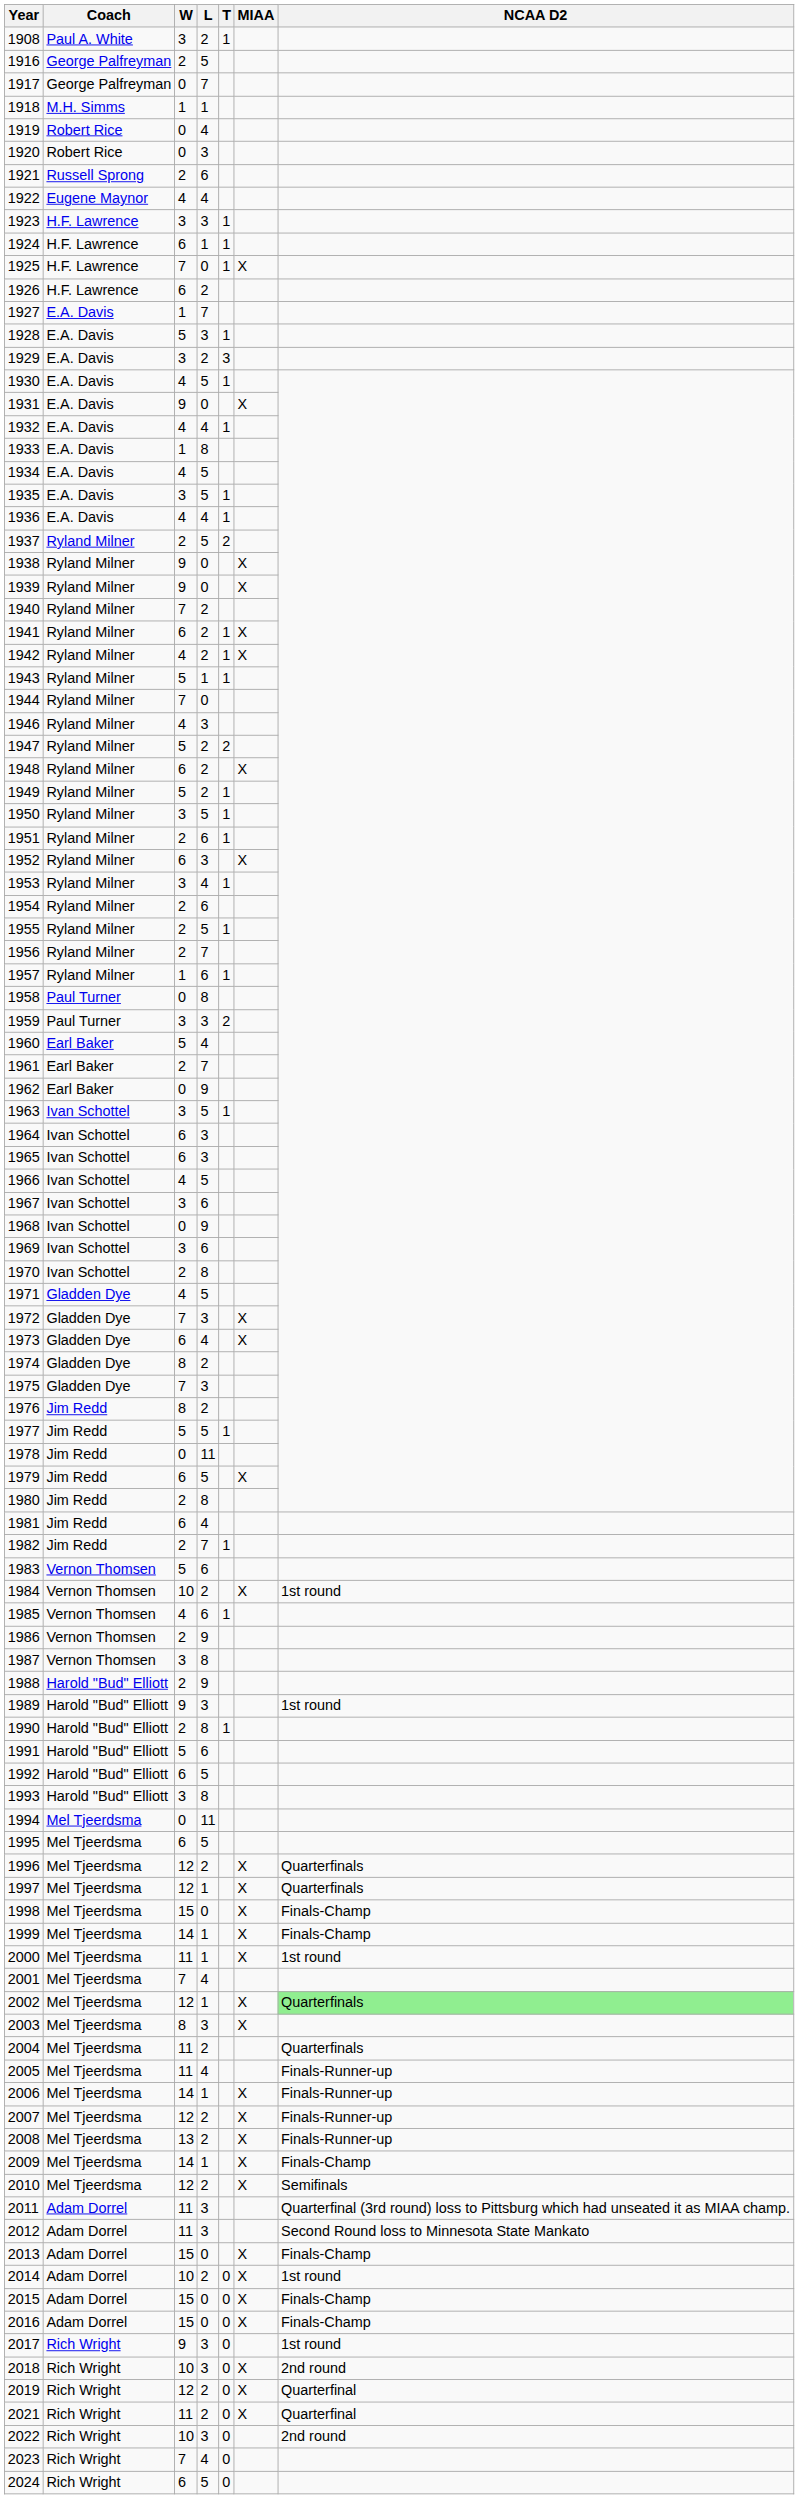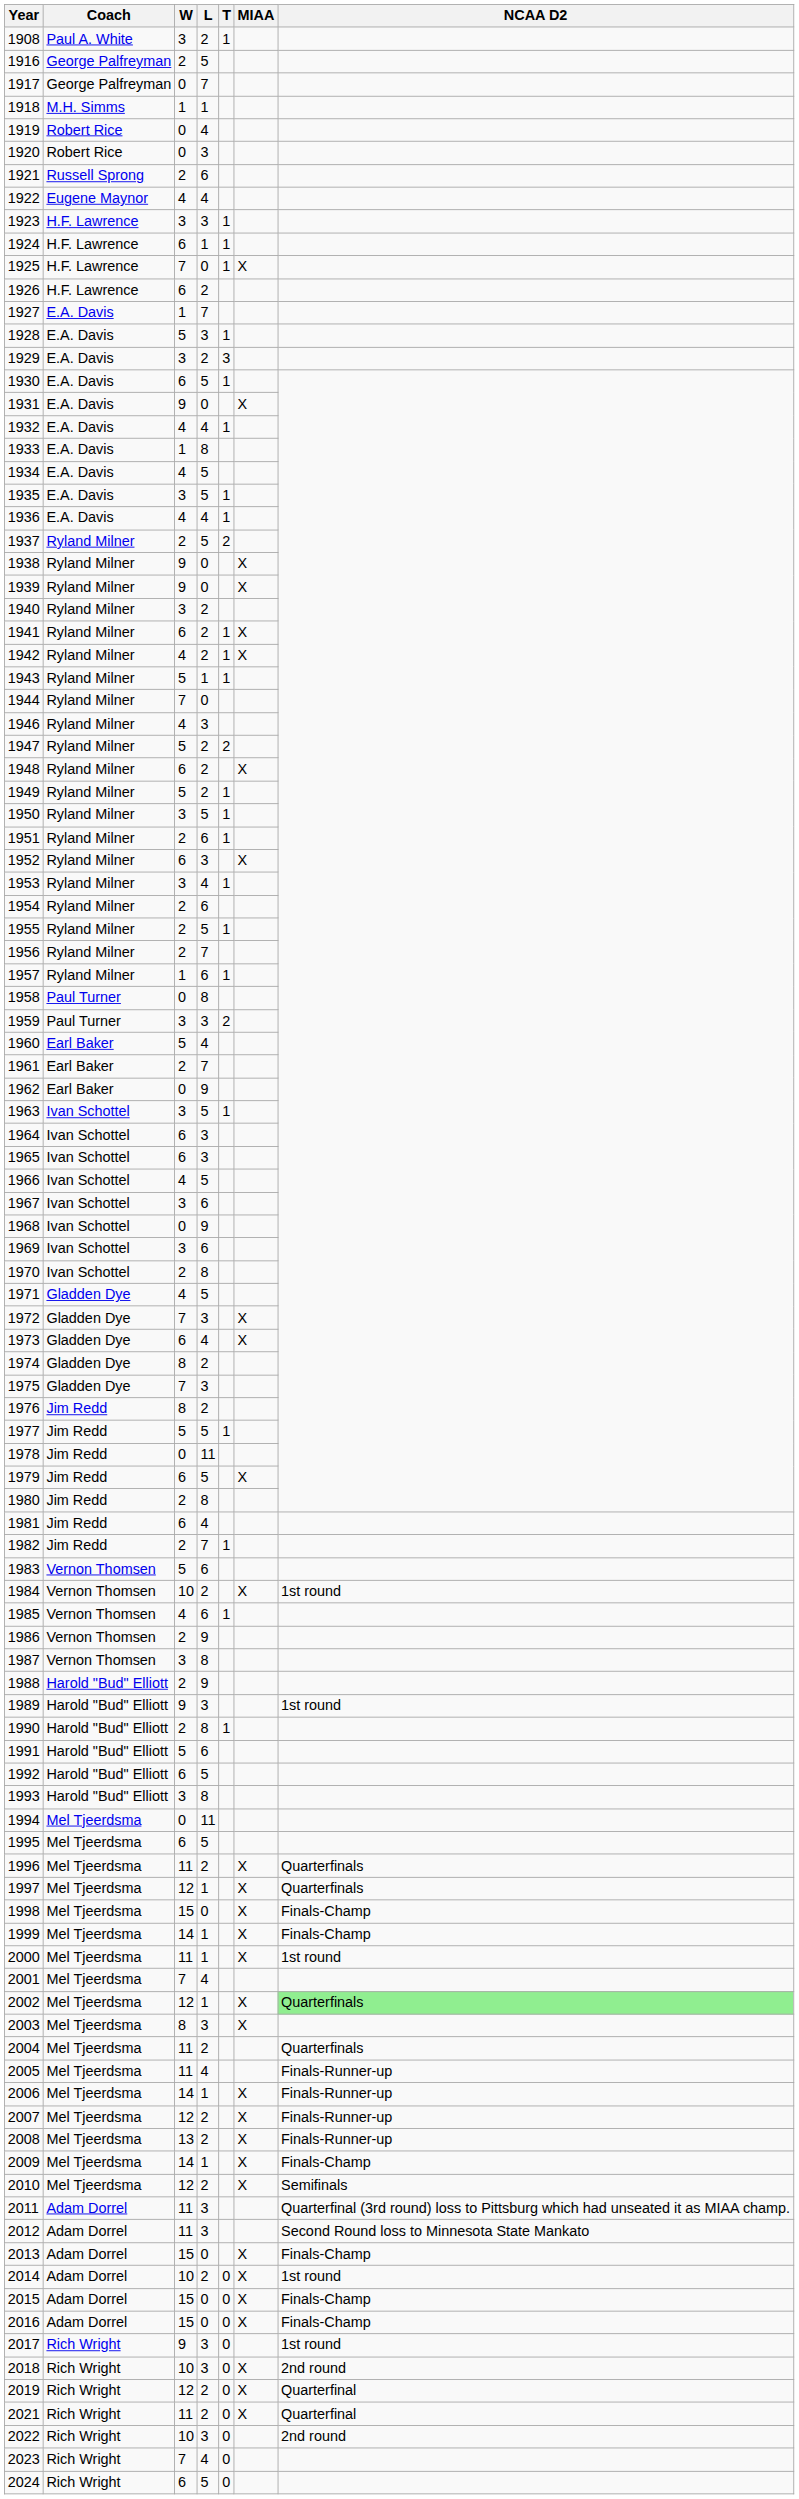(182, 381) 4 -> (182, 381) 6
(182, 609) 7 -> (182, 609) 3
(186, 1865) 12 -> (185, 1865) 11
